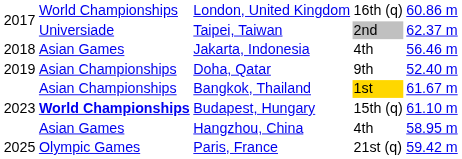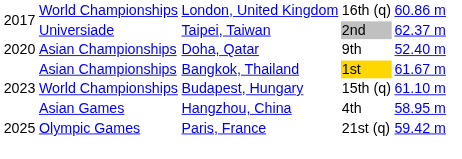- row: (251, 49)
(20, 69) 2019 -> (20, 49) 2020
(114, 108) bold -> (108, 89) normal
